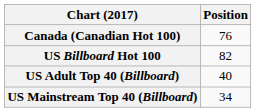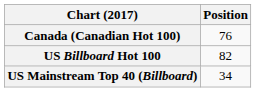- row: (102, 76)
